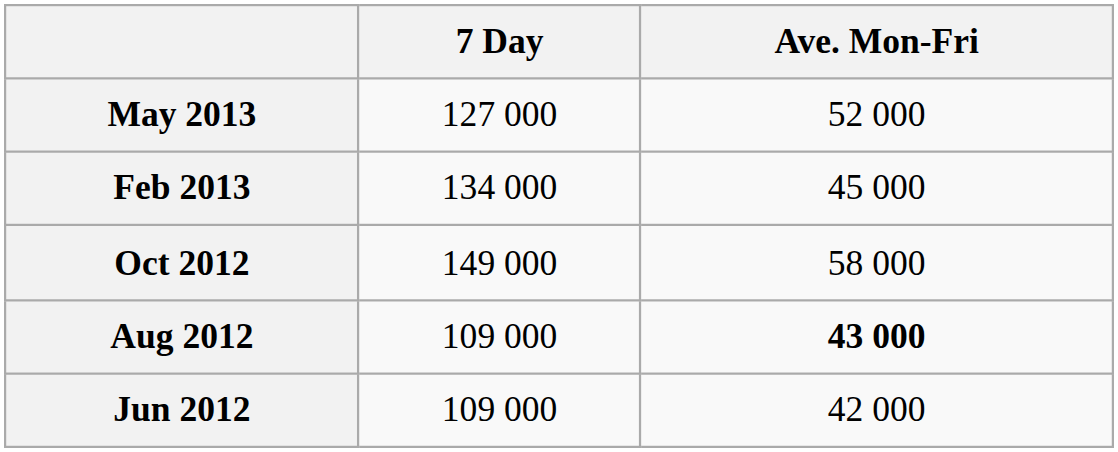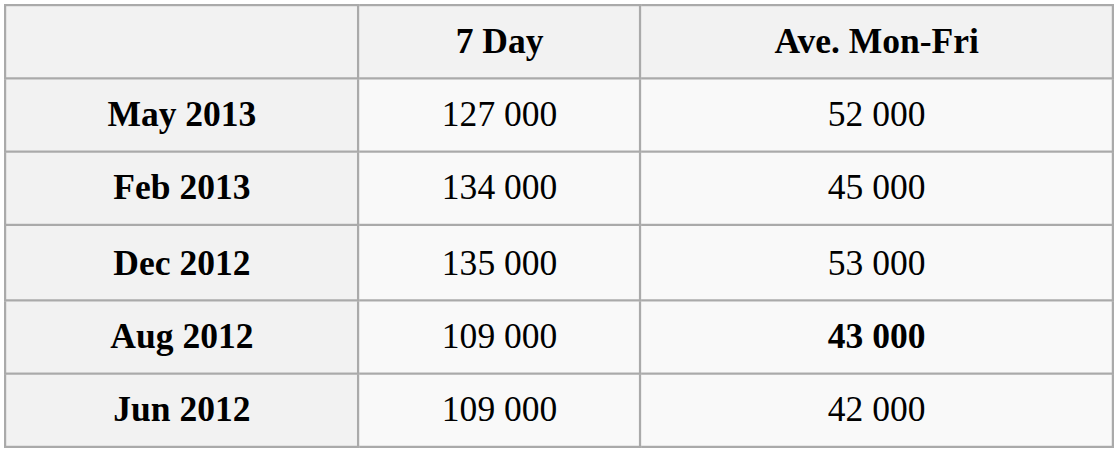+ row: (182, 262)
- row: (182, 262)
